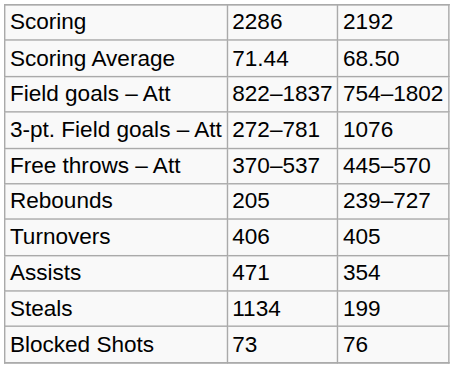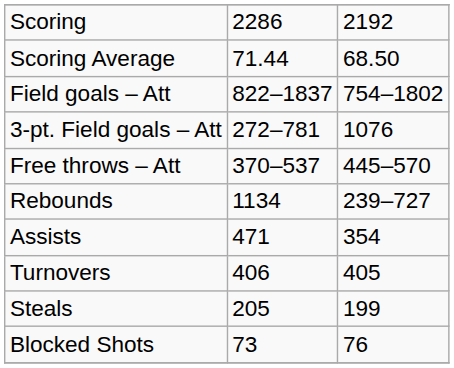(251, 201) 205 -> (257, 201) 1134
rows swapped: (46, 272) <-> (60, 237)
(257, 308) 1134 -> (251, 308) 205
